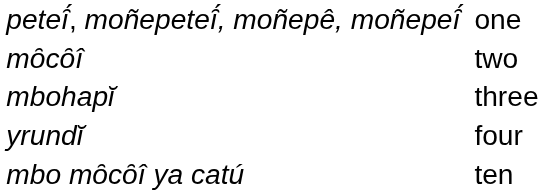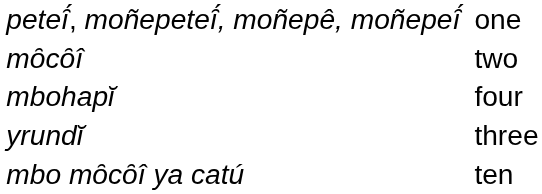(506, 97) three -> (499, 97) four
(499, 135) four -> (506, 135) three
